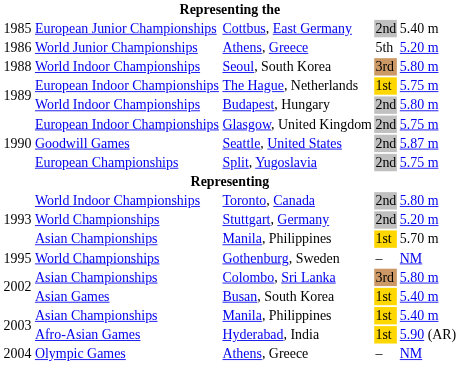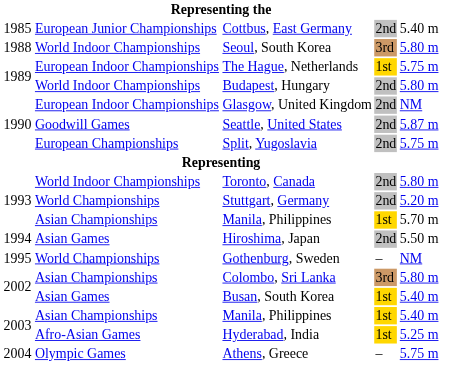- row: (18, 47)
(419, 124) 5.75 m -> (411, 105) NM
+ row: (18, 239)
(428, 334) 5.90 (AR) -> (419, 334) 5.25 m
(411, 354) NM -> (419, 354) 5.75 m
